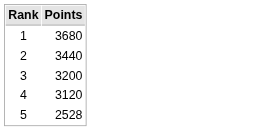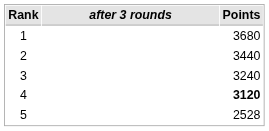+ column: (131, 15)
(69, 75) 3200 -> (247, 75) 3240
(69, 95) normal -> (247, 95) bold
